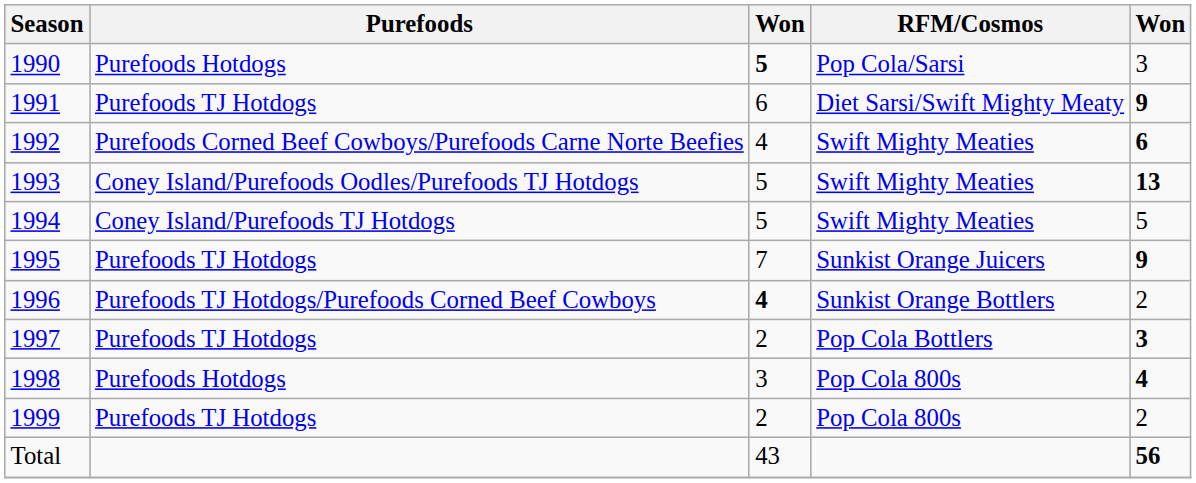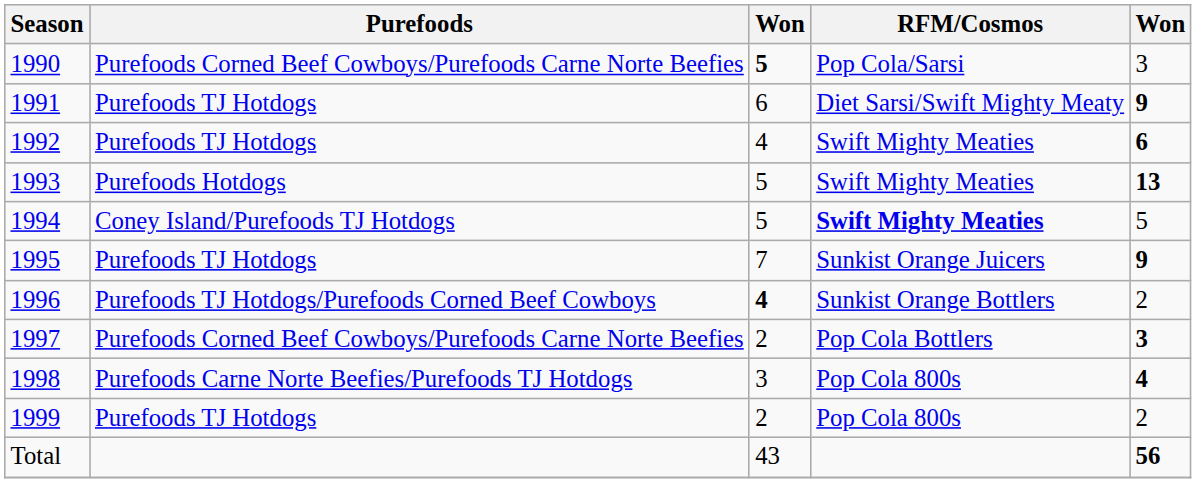(190, 63) Purefoods Hotdogs -> (419, 63) Purefoods Corned Beef Cowboys/Purefoods Carne Norte Beefies
(419, 142) Purefoods Corned Beef Cowboys/Purefoods Carne Norte Beefies -> (206, 142) Purefoods TJ Hotdogs
(367, 181) Coney Island/Purefoods Oodles/Purefoods TJ Hotdogs -> (190, 181) Purefoods Hotdogs
(925, 220) normal -> (930, 220) bold
(206, 338) Purefoods TJ Hotdogs -> (419, 338) Purefoods Corned Beef Cowboys/Purefoods Carne Norte Beefies
(190, 378) Purefoods Hotdogs -> (364, 378) Purefoods Carne Norte Beefies/Purefoods TJ Hotdogs
